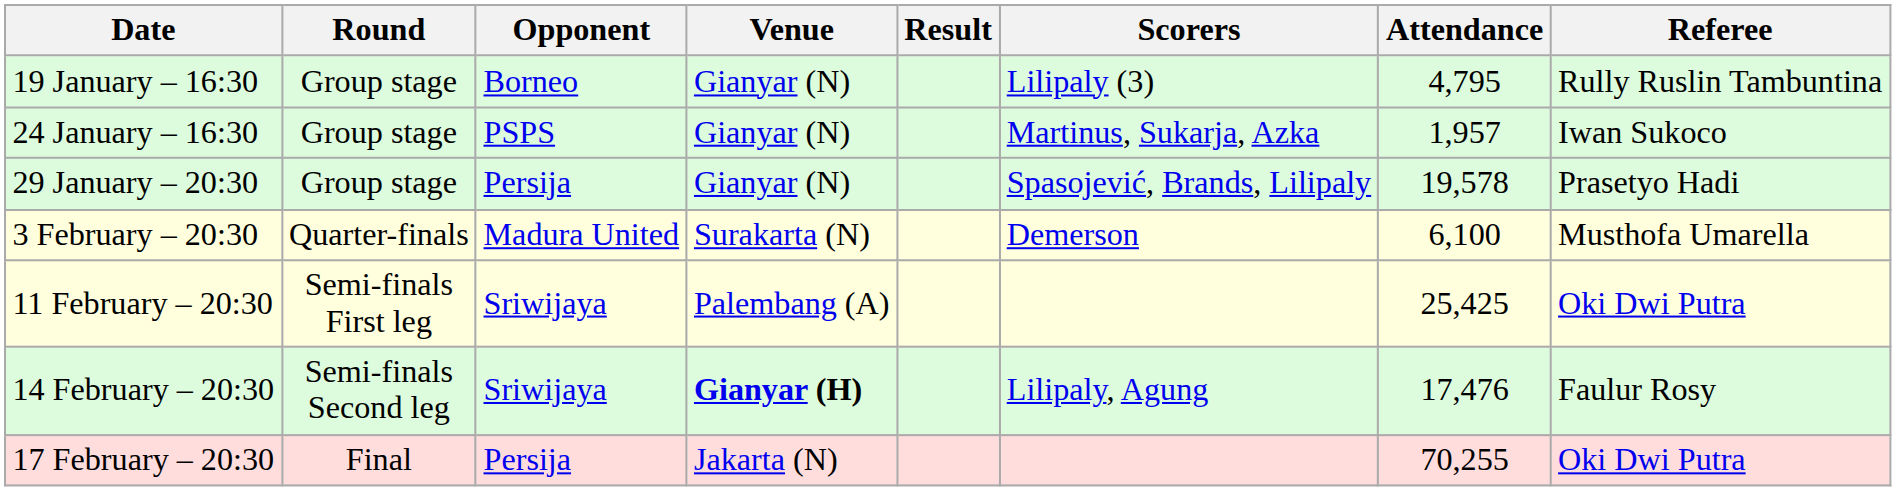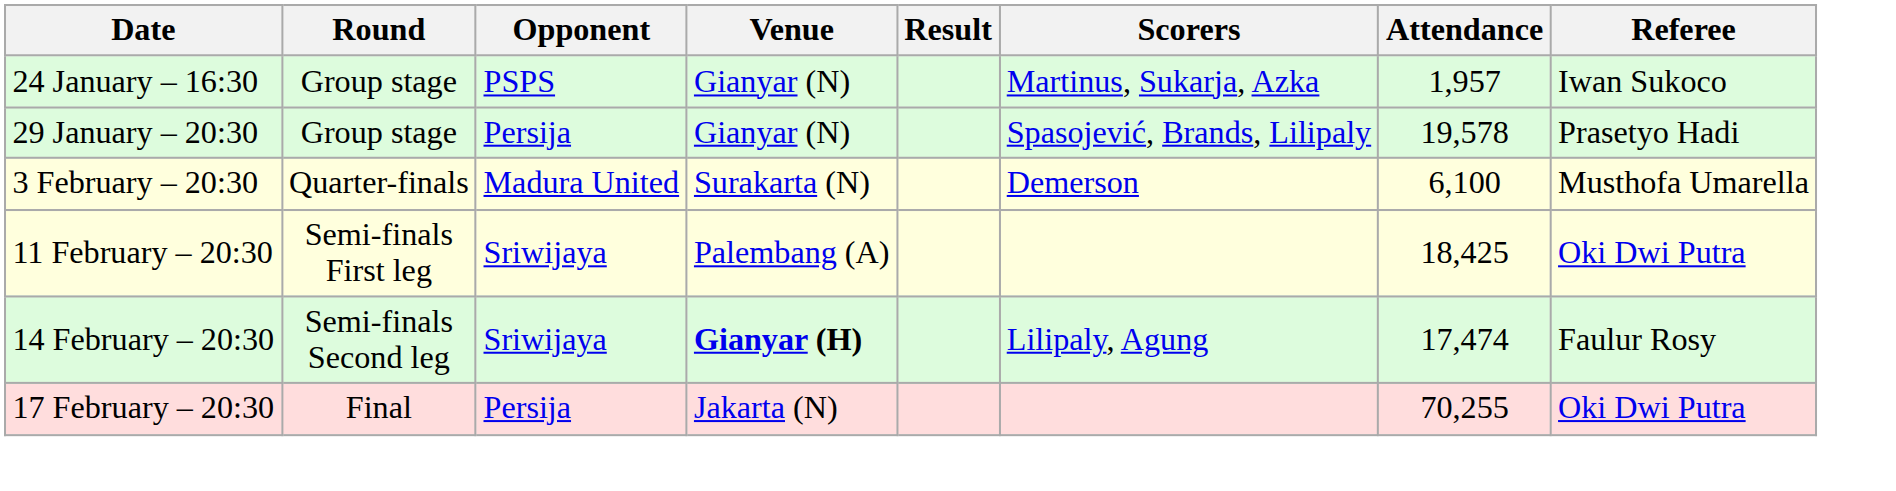- row: (135, 81)
(1465, 303) 25,425 -> (1465, 252) 18,425
(1465, 390) 17,476 -> (1465, 339) 17,474
